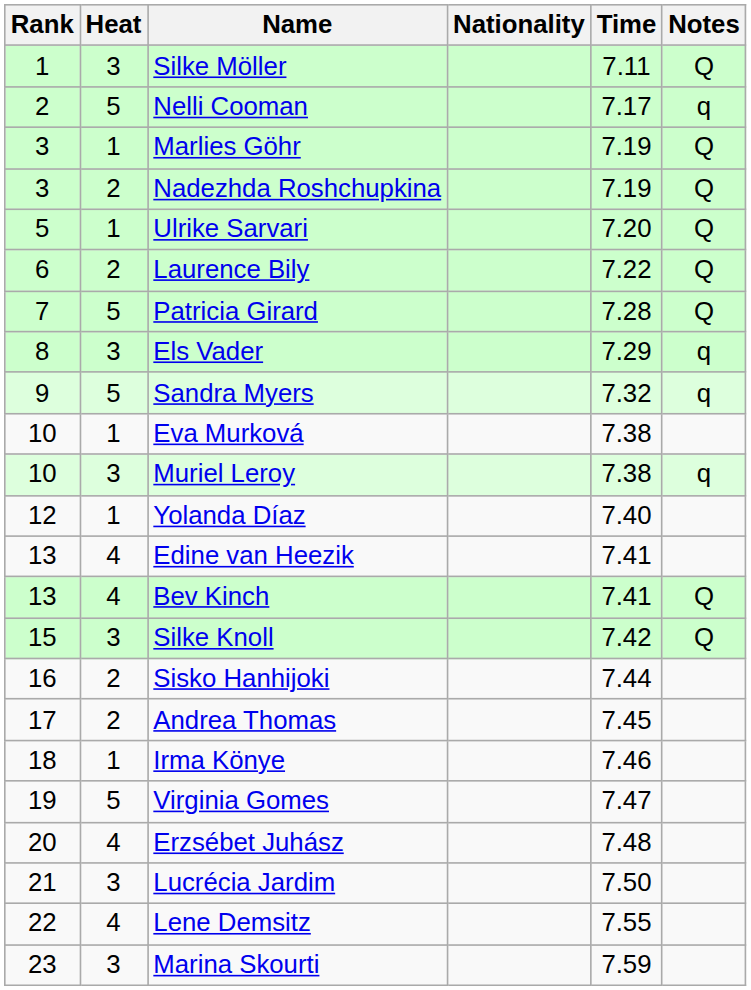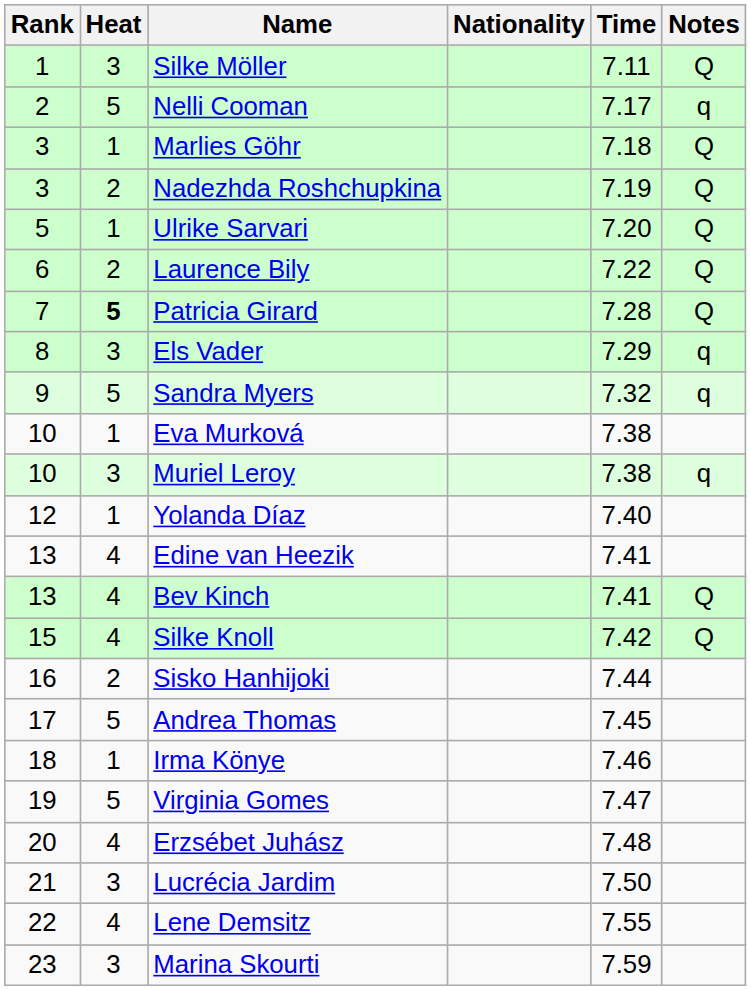(626, 147) 7.19 -> (626, 147) 7.18
(114, 310) normal -> (114, 310) bold
(114, 637) 3 -> (114, 637) 4
(114, 719) 2 -> (114, 719) 5
